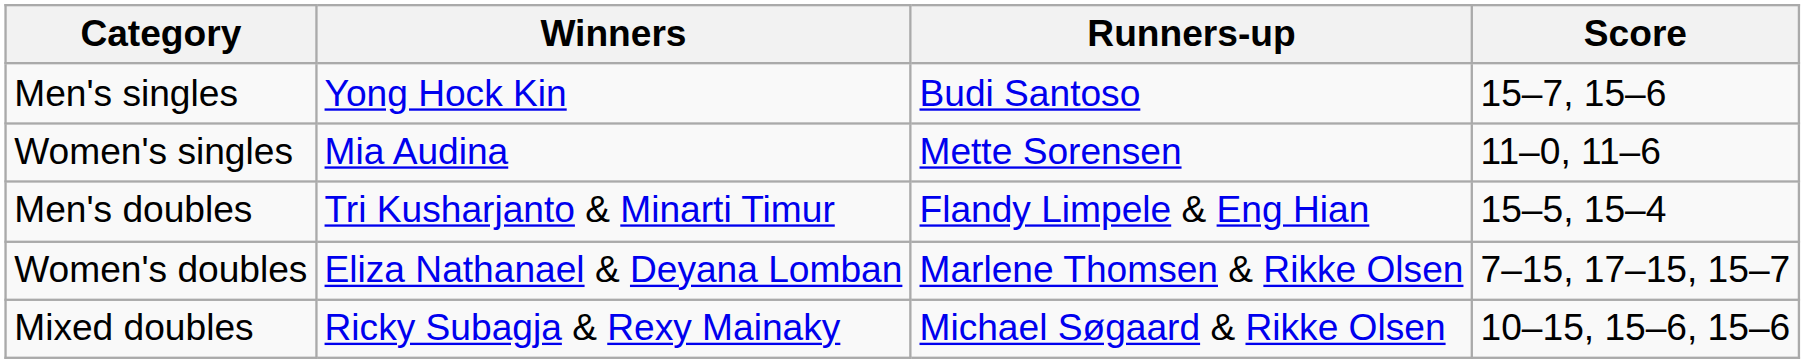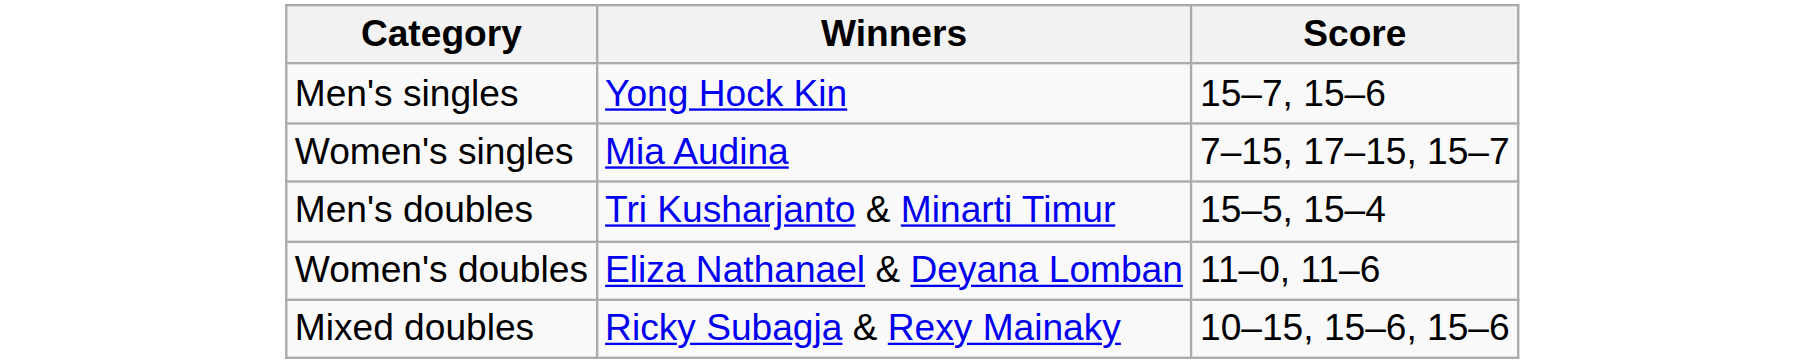- column: (1191, 33)
(1571, 151) 11–0, 11–6 -> (1355, 151) 7–15, 17–15, 15–7
(1635, 269) 7–15, 17–15, 15–7 -> (1290, 269) 11–0, 11–6
